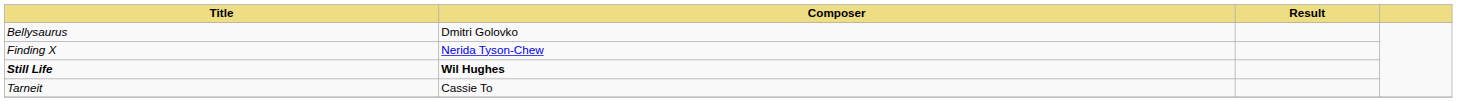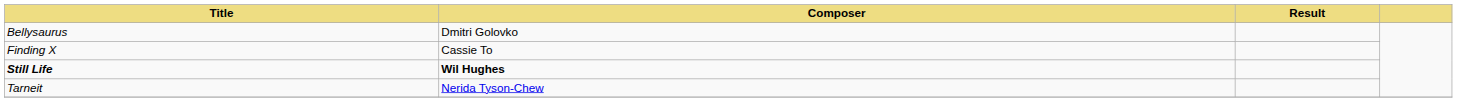(493, 50) Nerida Tyson-Chew -> (467, 50) Cassie To
(467, 87) Cassie To -> (493, 87) Nerida Tyson-Chew
